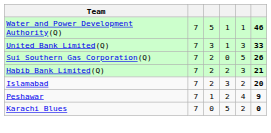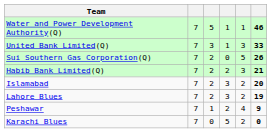+ row: (34, 96)
